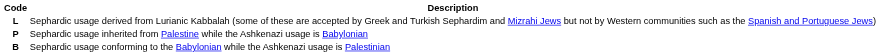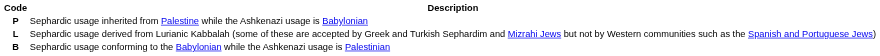rows swapped: (16, 21) <-> (16, 34)
